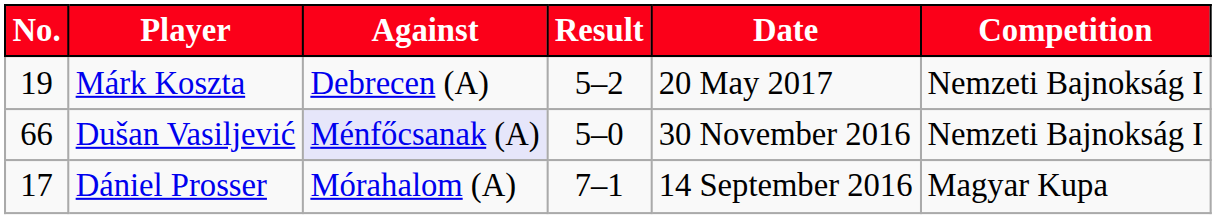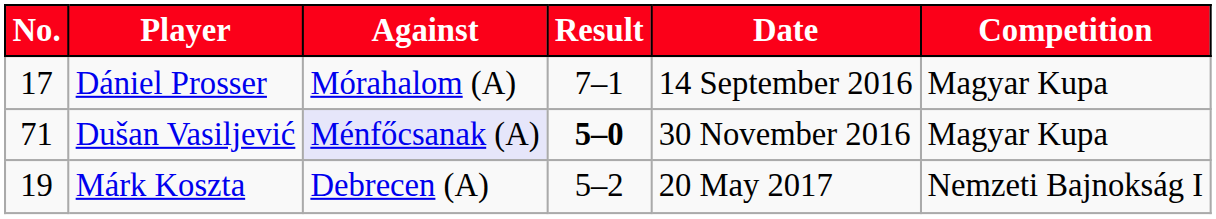rows swapped: (171, 185) <-> (160, 82)
(37, 133) 66 -> (37, 133) 71
(599, 133) normal -> (599, 133) bold
(1065, 133) Nemzeti Bajnokság I -> (1018, 133) Magyar Kupa
